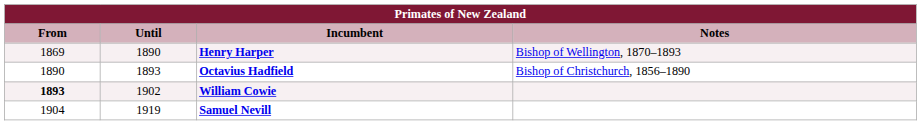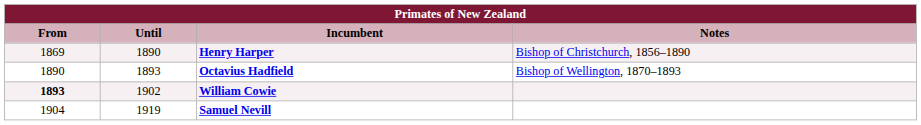(598, 52) Bishop of Wellington, 1870–1893 -> (603, 52) Bishop of Christchurch, 1856–1890
(603, 71) Bishop of Christchurch, 1856–1890 -> (598, 71) Bishop of Wellington, 1870–1893
